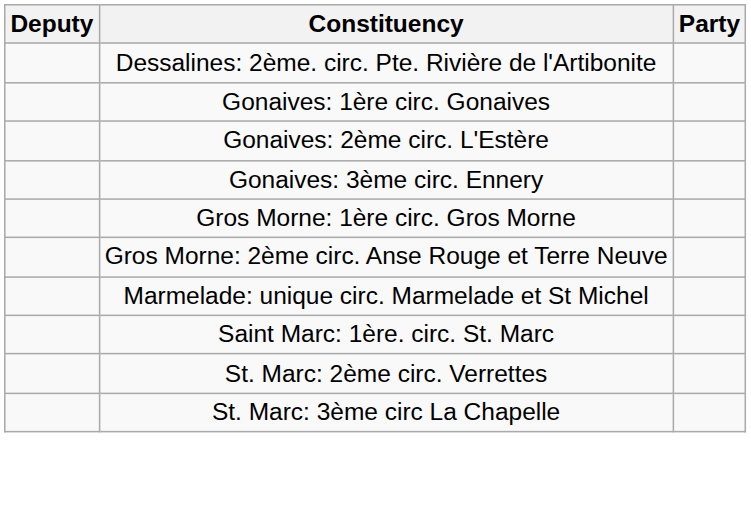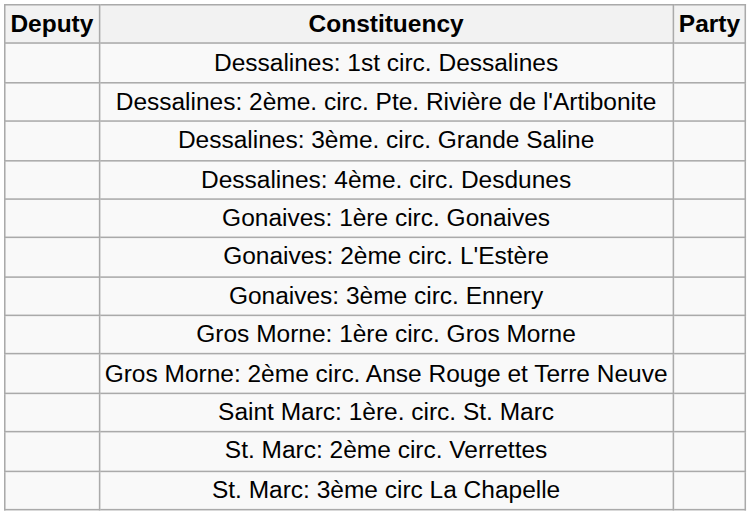+ row: (386, 62)
+ row: (386, 140)
+ row: (386, 179)
- row: (386, 295)
